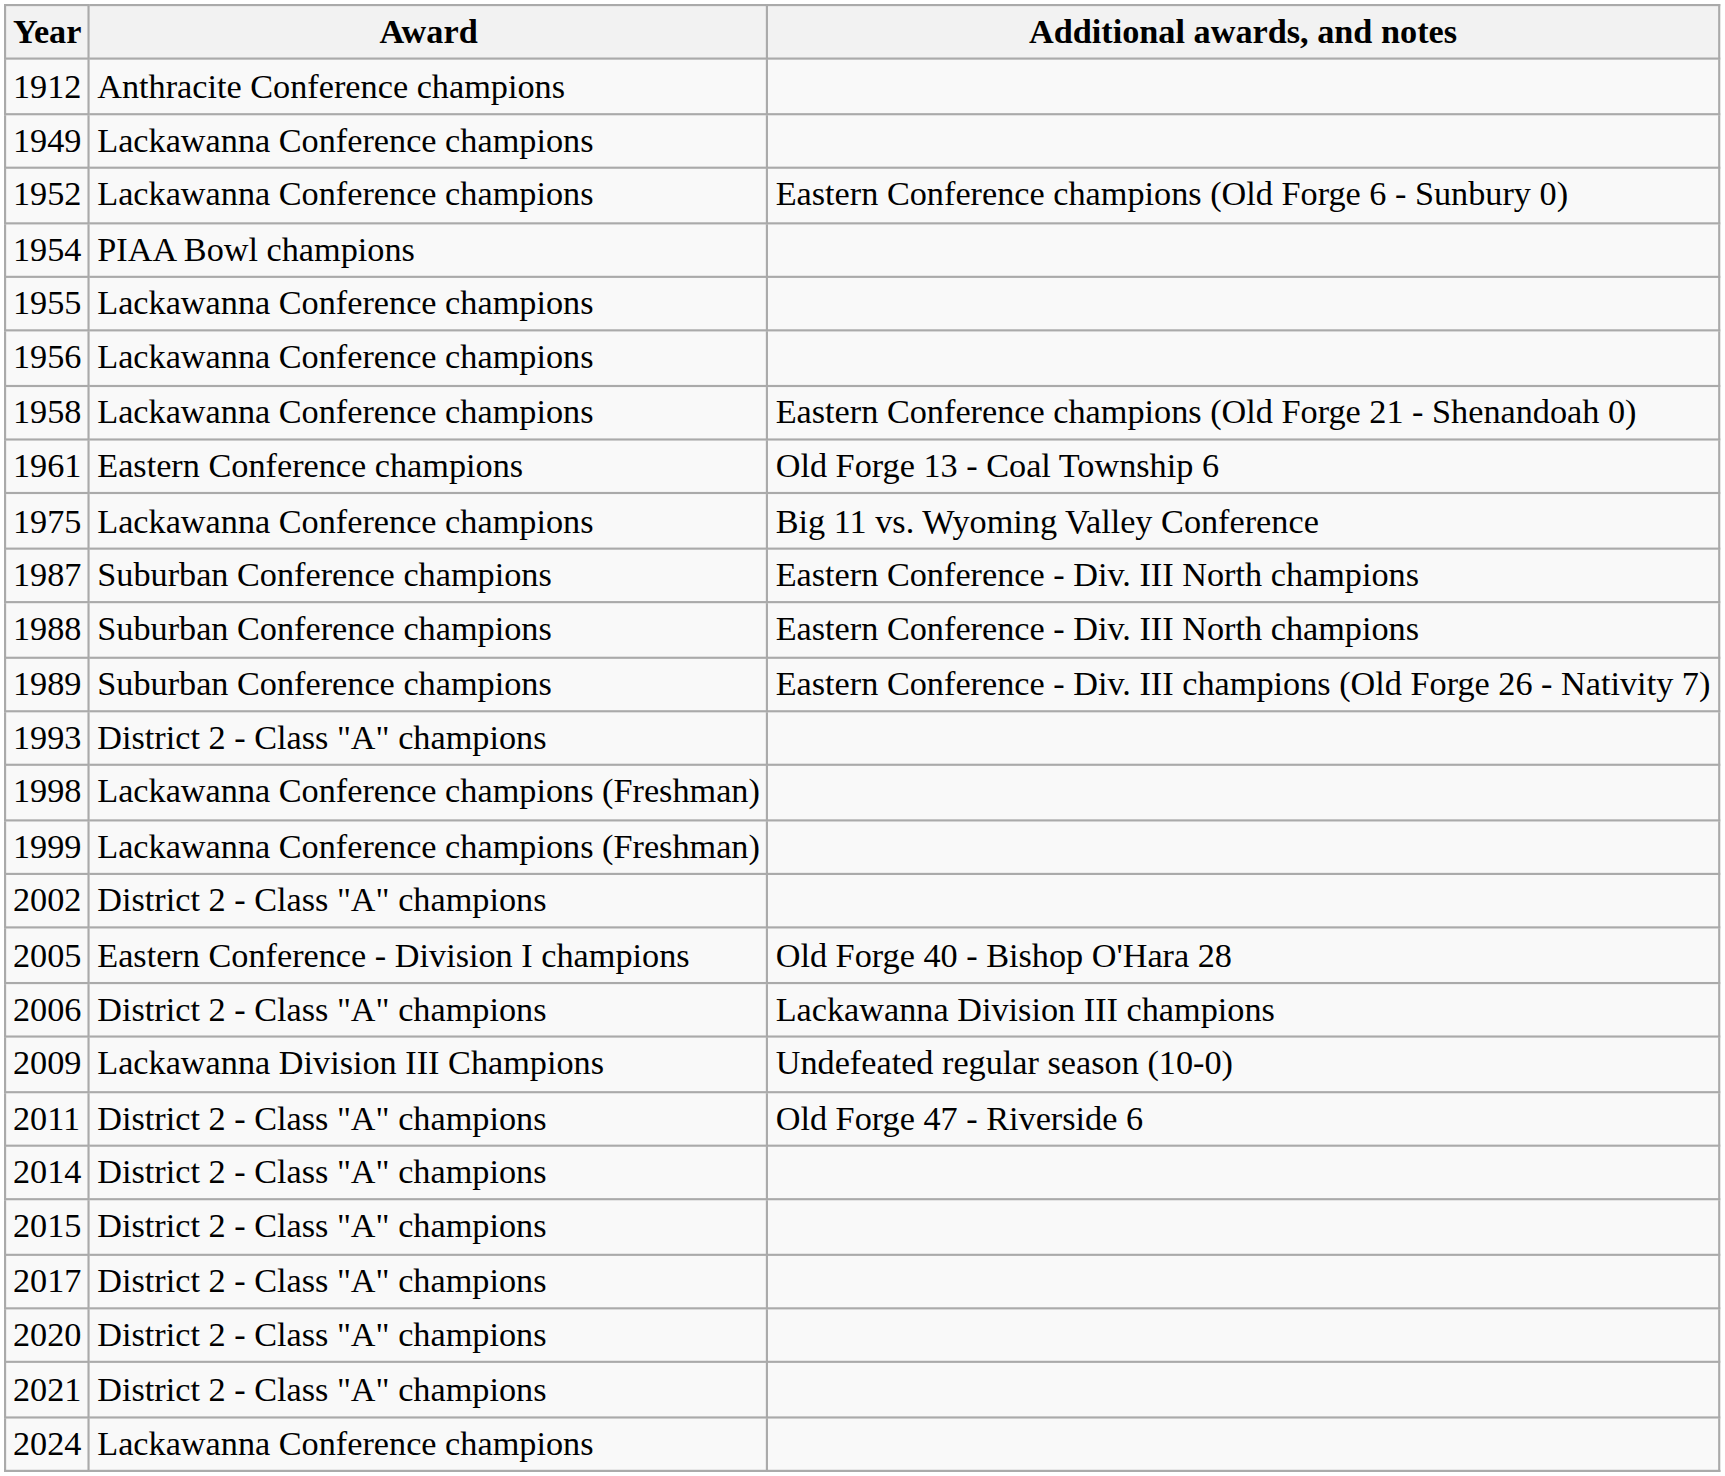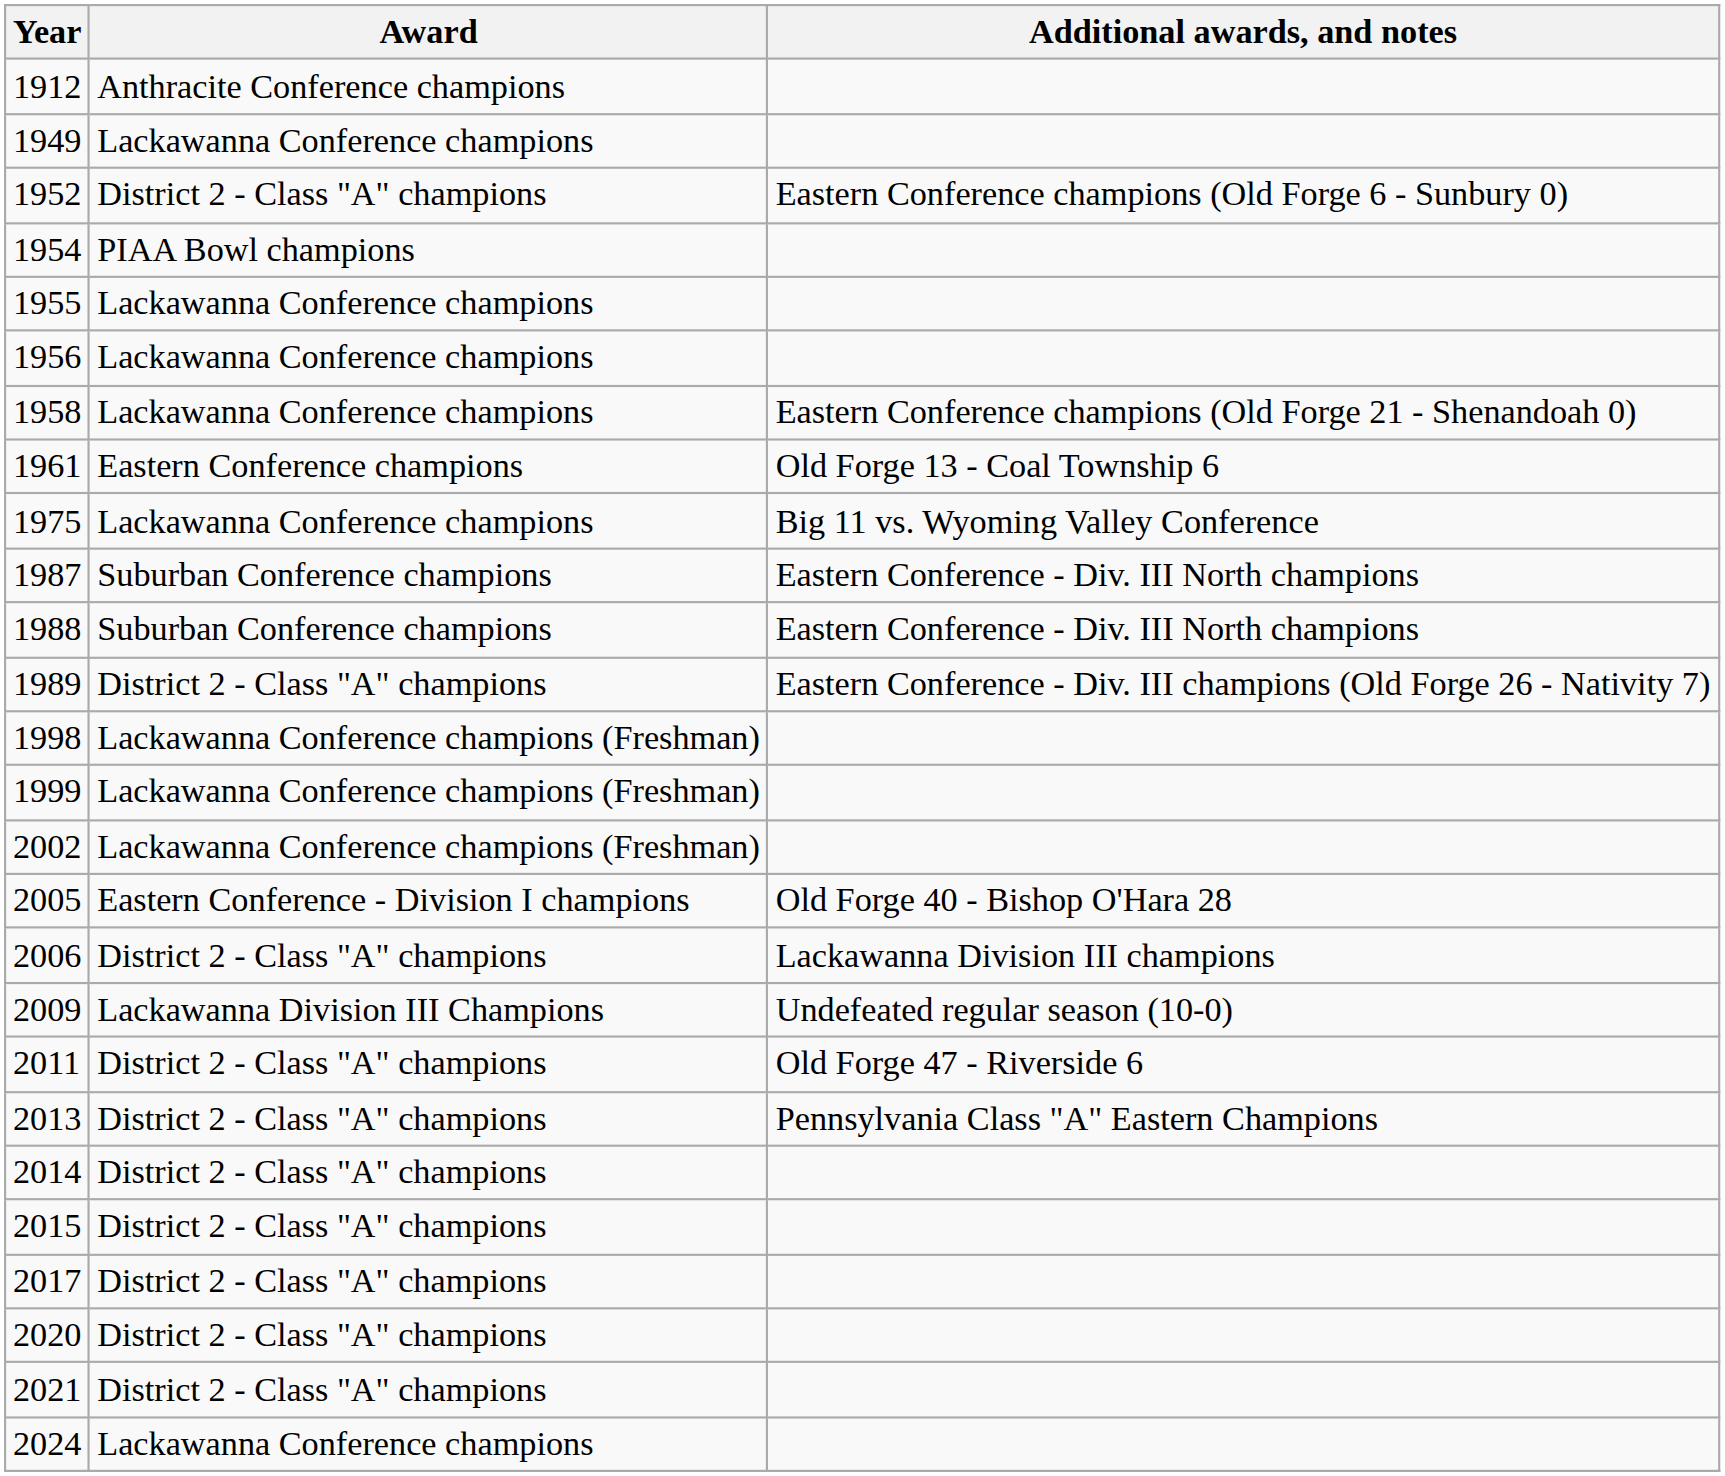(345, 194) Lackawanna Conference champions -> (322, 194) District 2 - Class "A" champions
(324, 683) Suburban Conference champions -> (322, 683) District 2 - Class "A" champions
- row: (47, 737)
(322, 900) District 2 - Class "A" champions -> (429, 846) Lackawanna Conference champions (Freshman)
+ row: (47, 1117)
